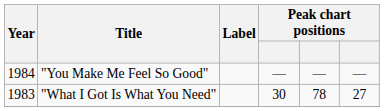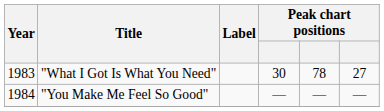rows swapped: (129, 95) <-> (125, 73)
